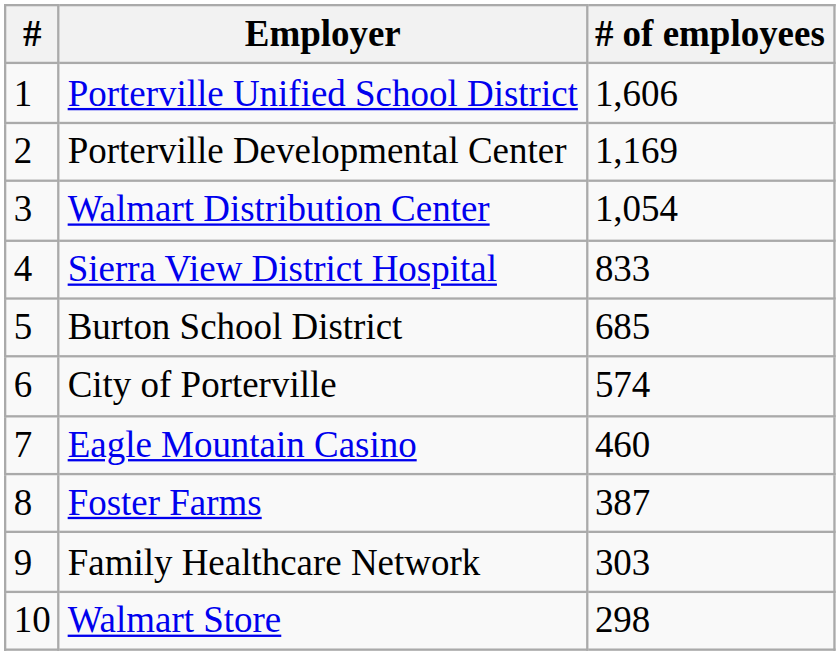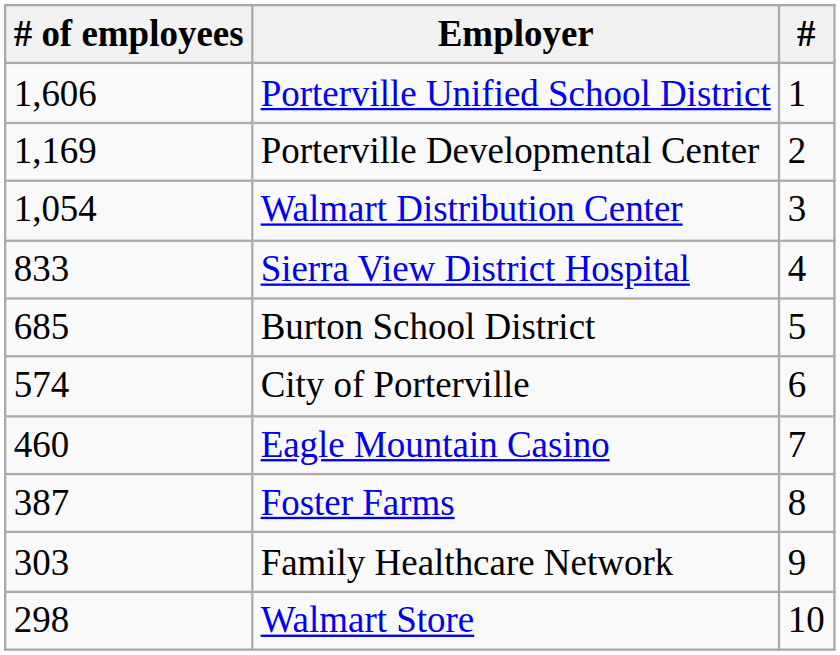columns swapped: (32, 33) <-> (710, 33)
